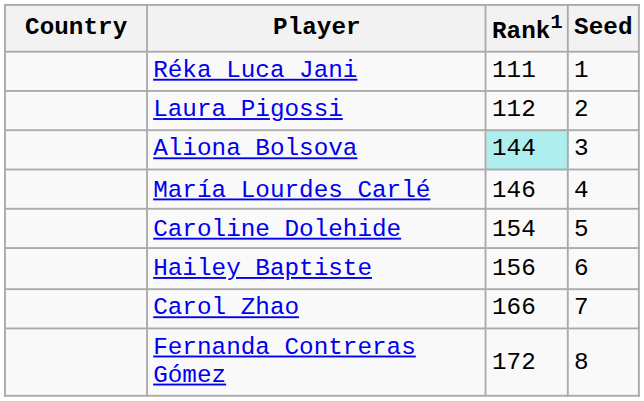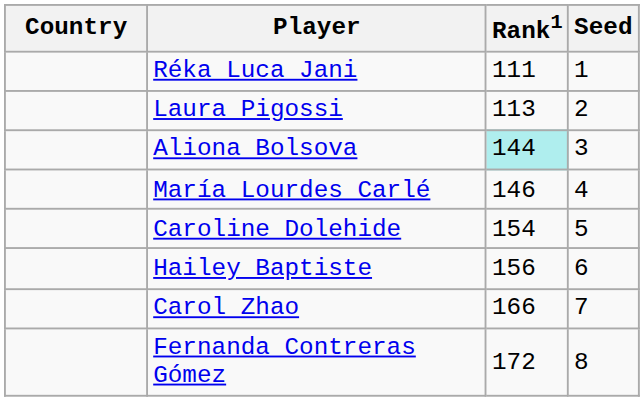(514, 110) 112 -> (514, 110) 113
